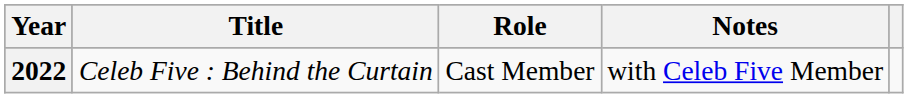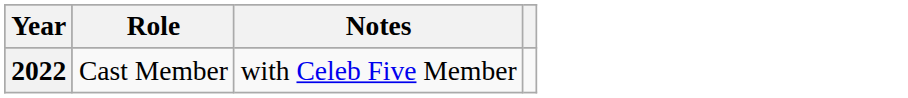- column: (256, 26)
